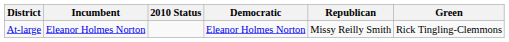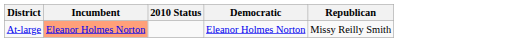- column: (449, 12)
(96, 29) no background -> (96, 29) lightsalmon background
